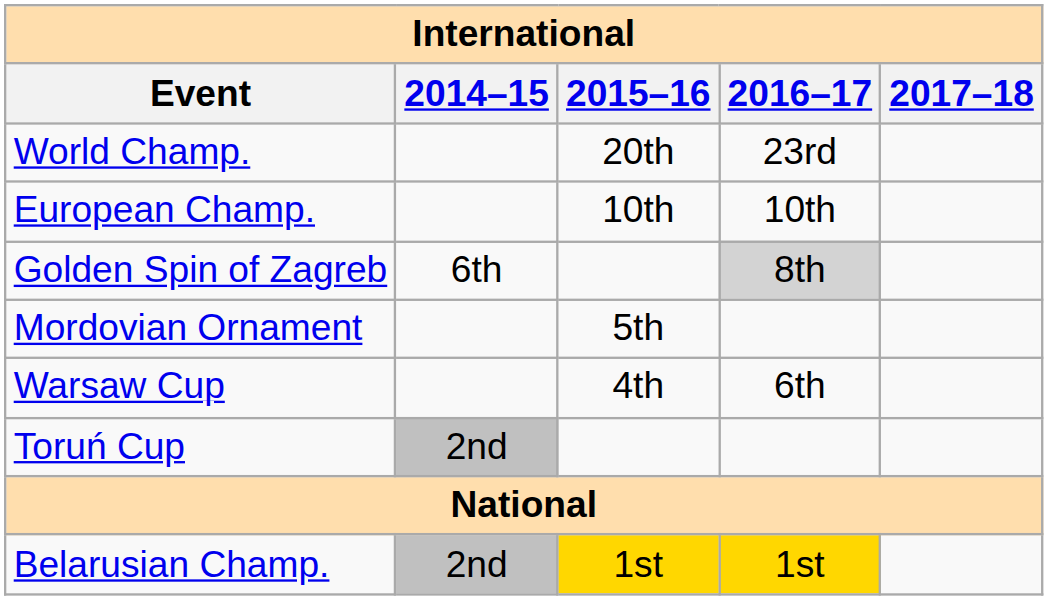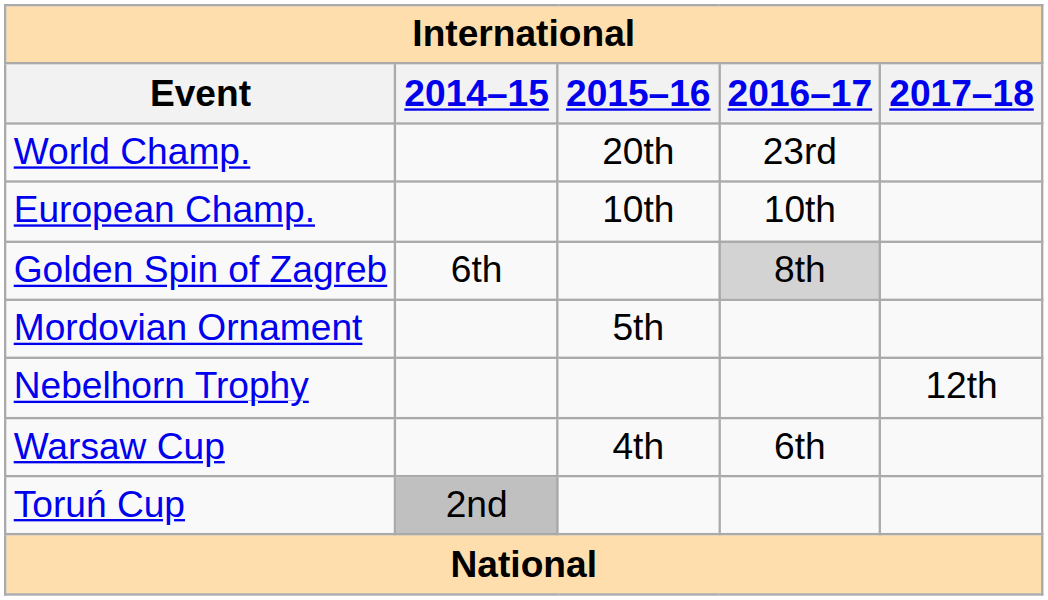+ row: (161, 387)
- row: (172, 563)
